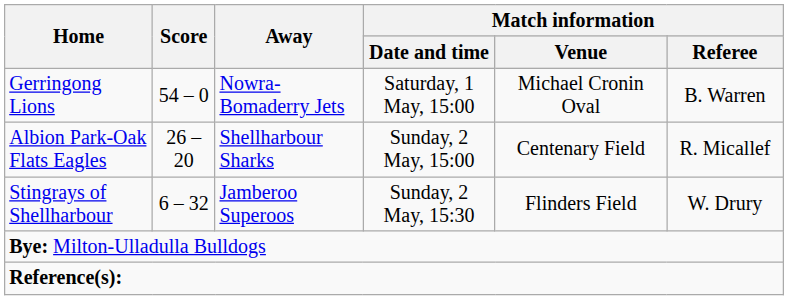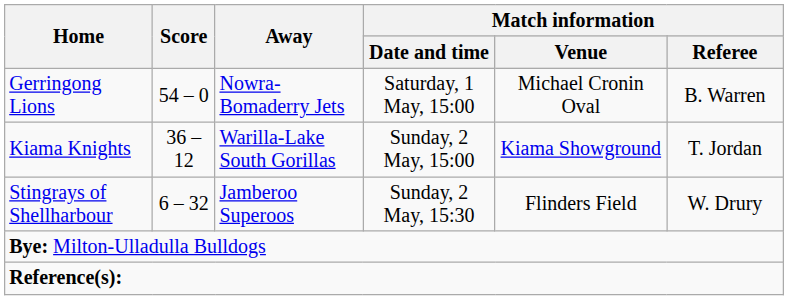+ row: (70, 149)
- row: (78, 149)
